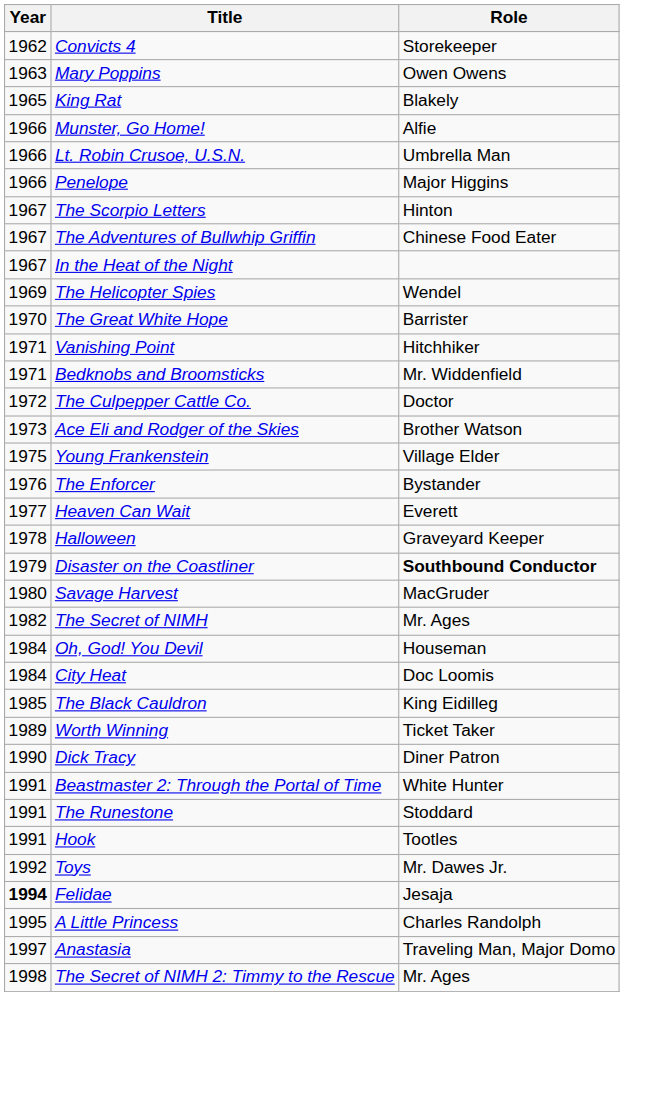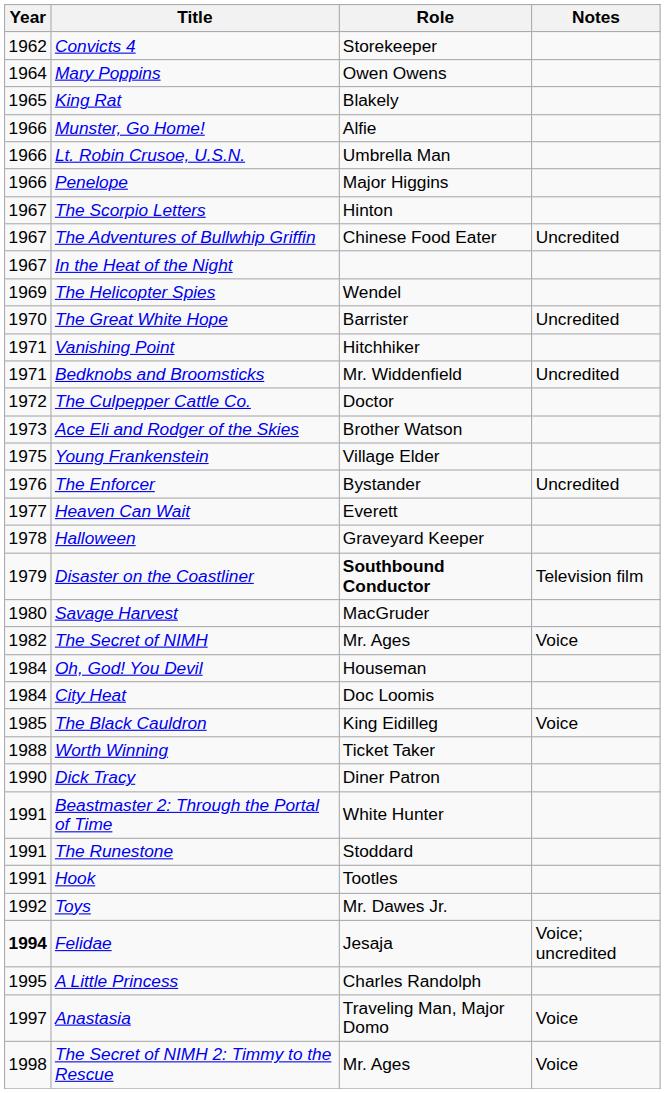+ column: (596, 18)
(28, 73) 1963 -> (28, 73) 1964
(28, 730) 1989 -> (28, 750) 1988
